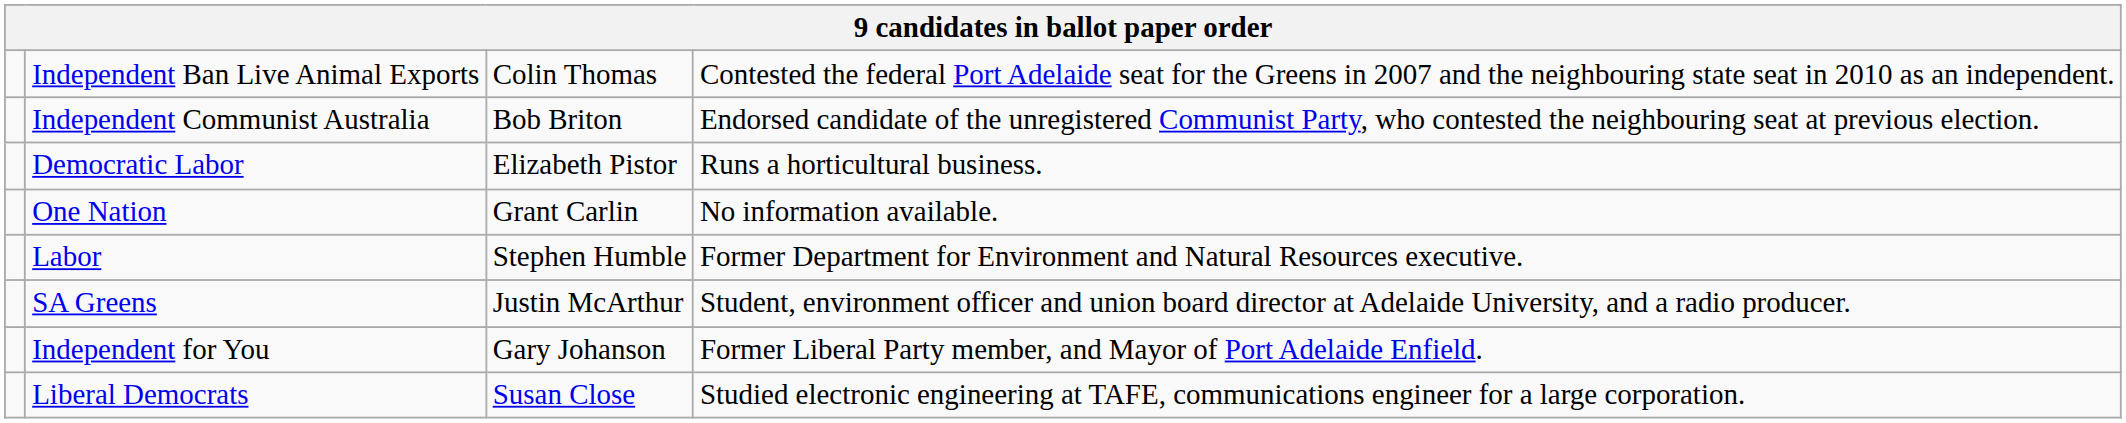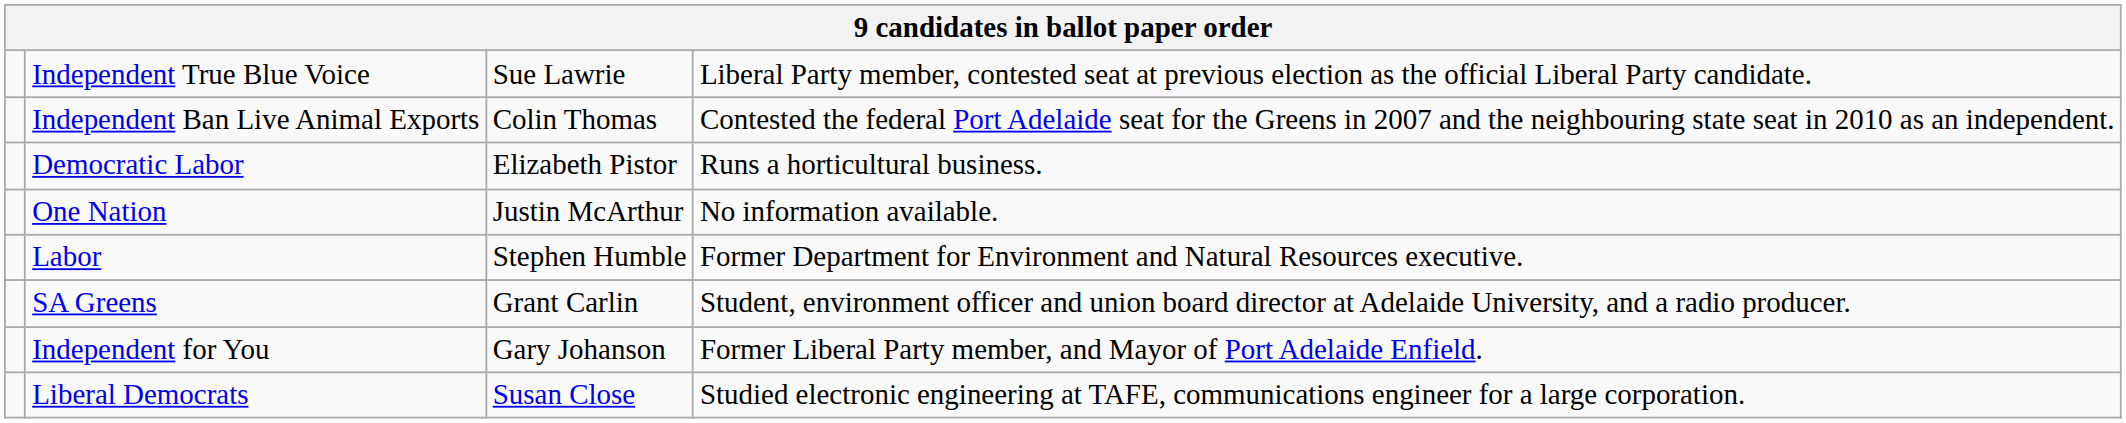+ row: (201, 73)
- row: (231, 119)
(565, 211) Grant Carlin -> (588, 211) Justin McArthur
(588, 303) Justin McArthur -> (565, 303) Grant Carlin
